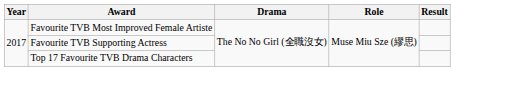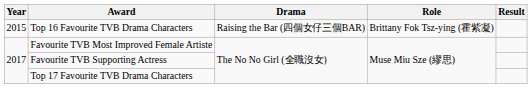+ row: (112, 28)
